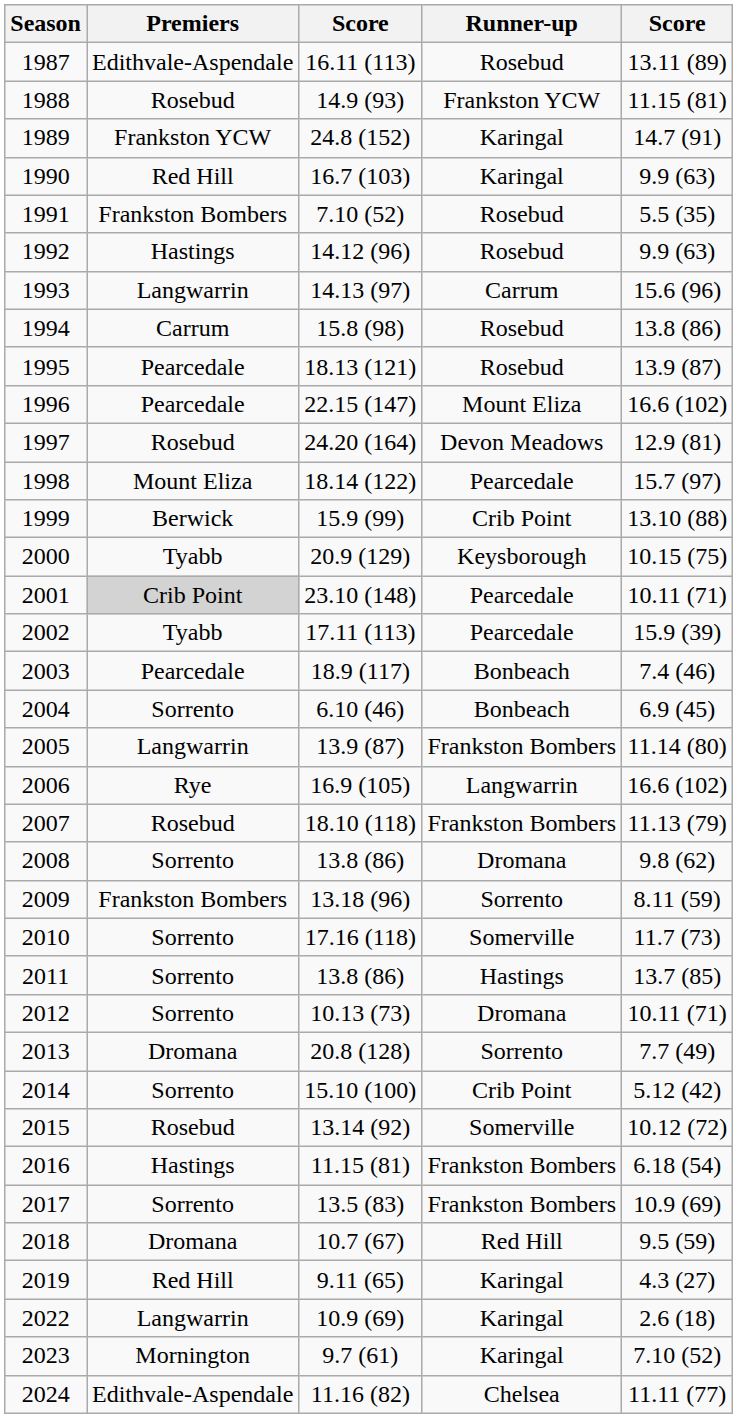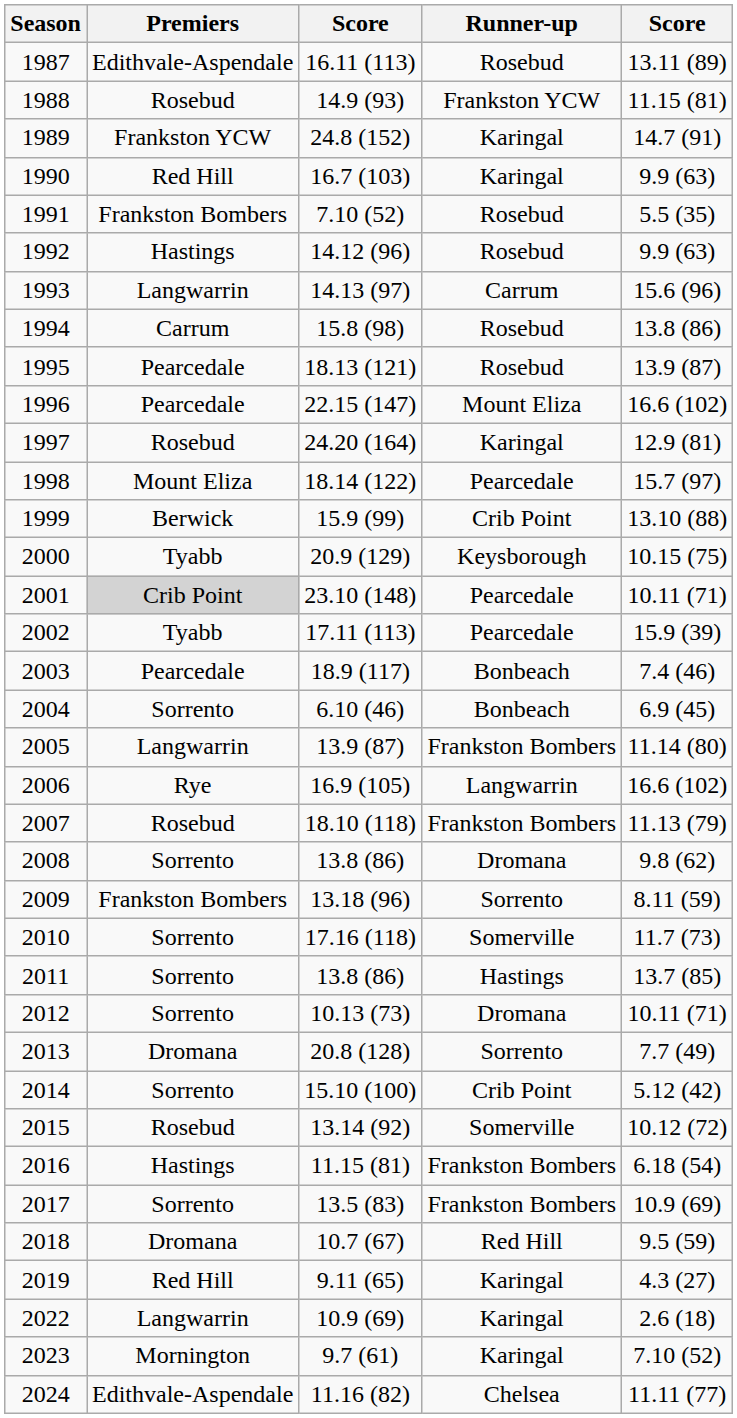(522, 442) Devon Meadows -> (522, 442) Karingal
